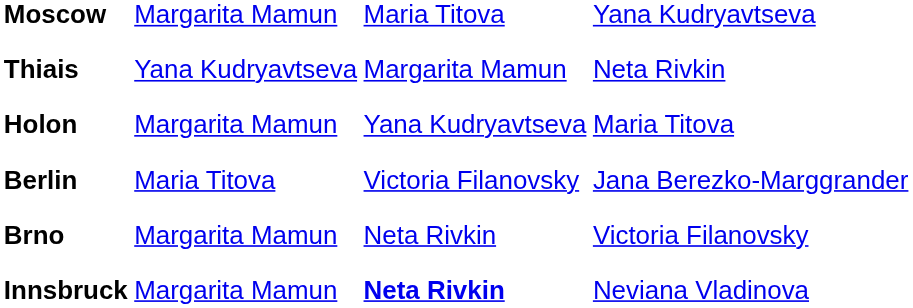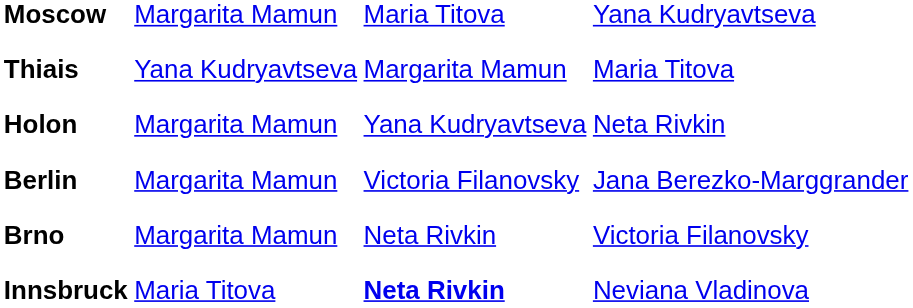(659, 69) Neta Rivkin -> (663, 69) Maria Titova
(663, 125) Maria Titova -> (659, 125) Neta Rivkin
(205, 180) Maria Titova -> (236, 180) Margarita Mamun
(236, 290) Margarita Mamun -> (205, 290) Maria Titova
